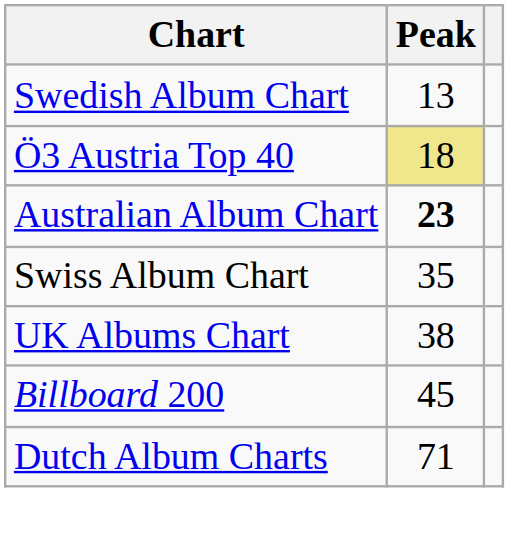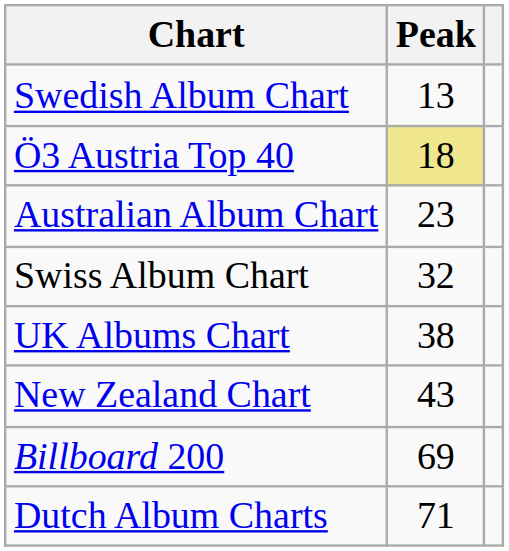(436, 214) bold -> (436, 214) normal
(436, 275) 35 -> (436, 275) 32
+ row: (162, 395)
(436, 395) 45 -> (436, 455) 69
